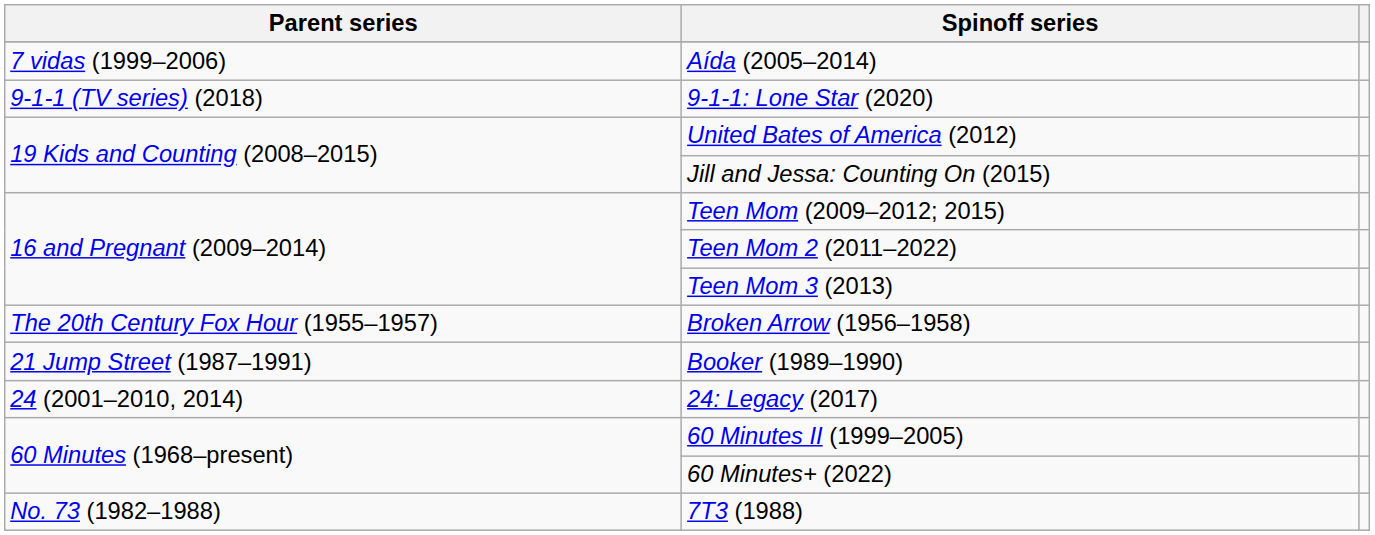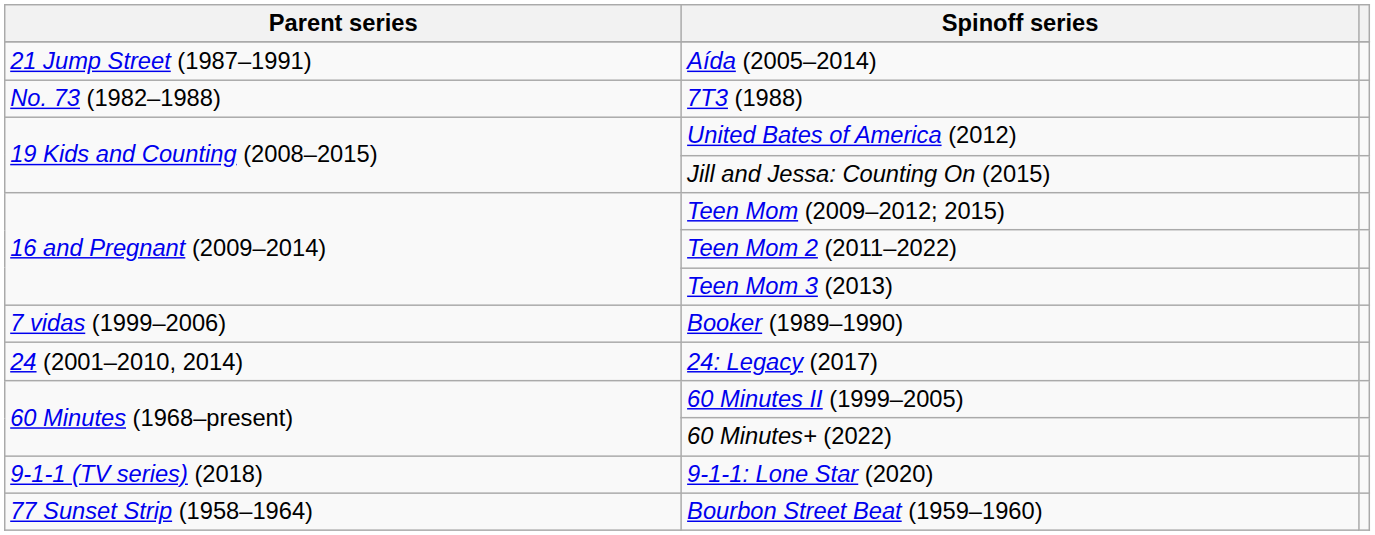(118, 60) 7 vidas (1999–2006) -> (161, 60) 21 Jump Street (1987–1991)
rows swapped: (810, 98) <-> (745, 511)
- row: (829, 323)
(161, 361) 21 Jump Street (1987–1991) -> (118, 323) 7 vidas (1999–2006)
+ row: (865, 511)
